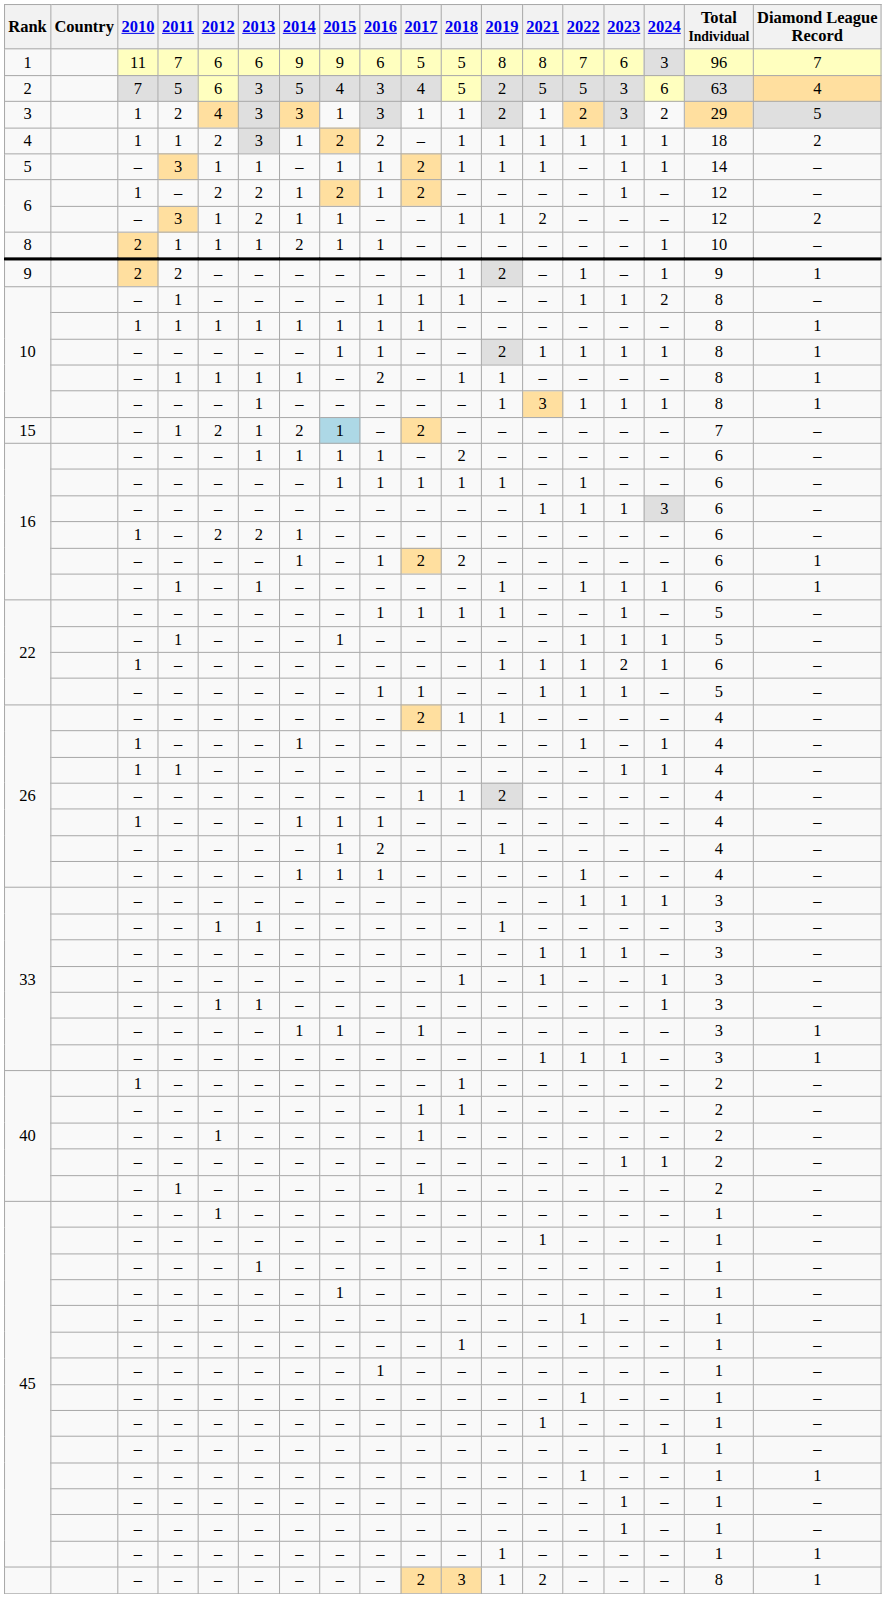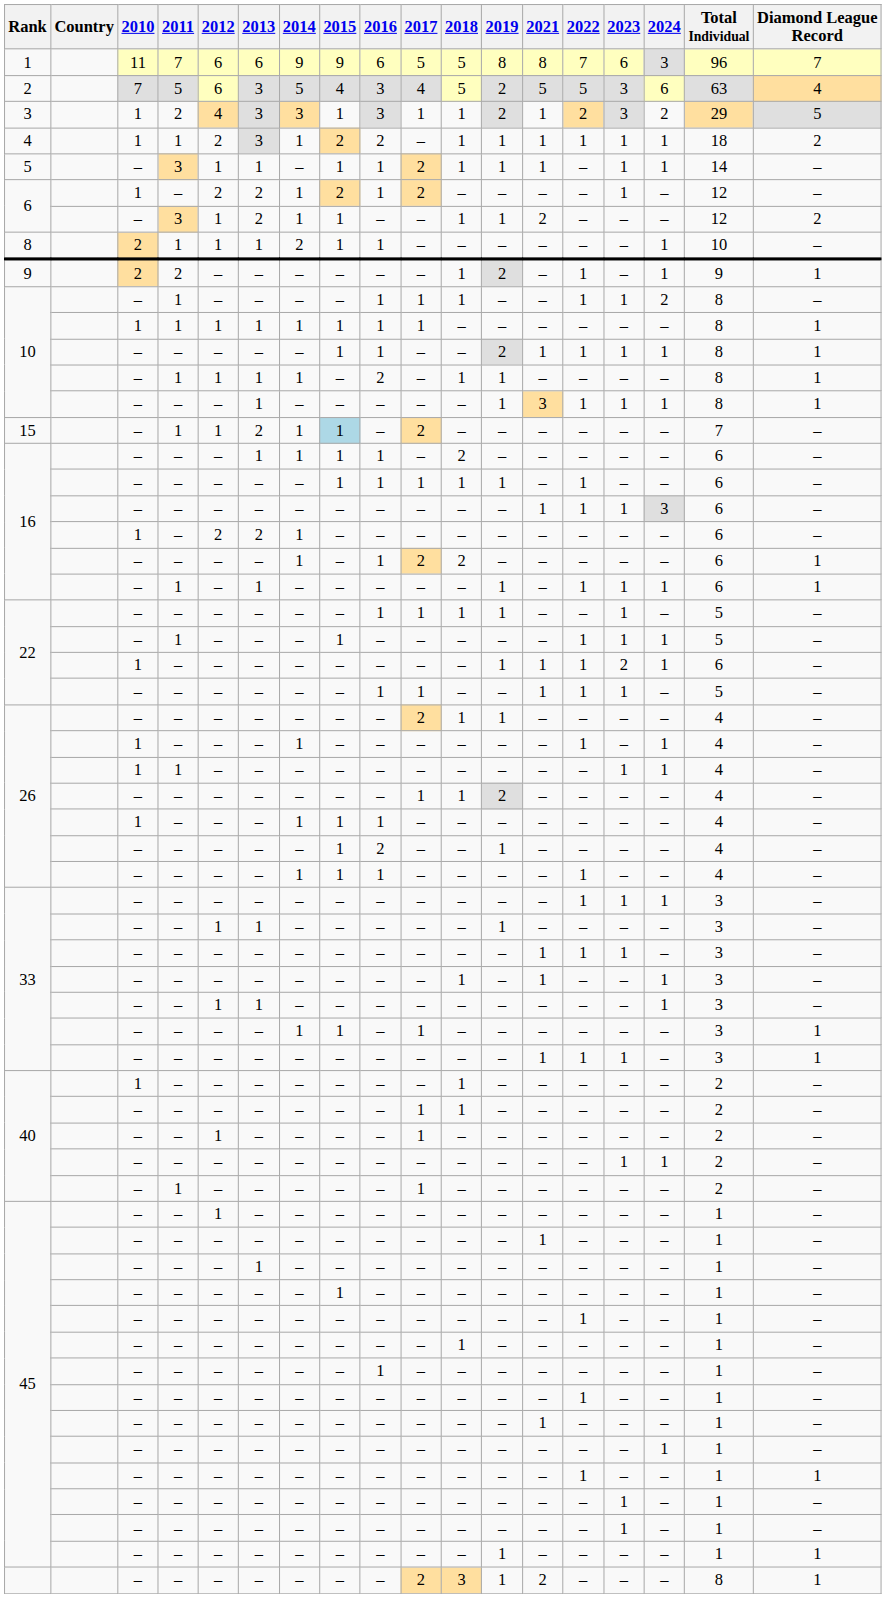(218, 430) 2 -> (218, 430) 1
(259, 430) 1 -> (259, 430) 2
(299, 430) 2 -> (299, 430) 1
